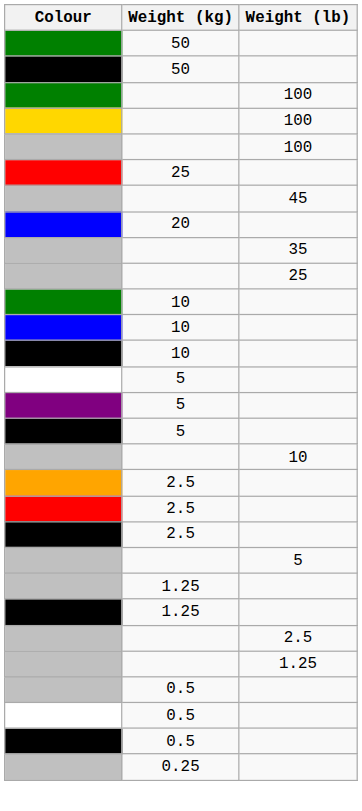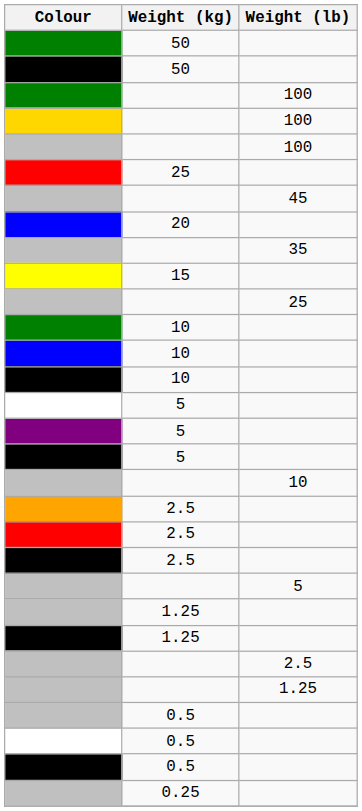+ row: (181, 276)
